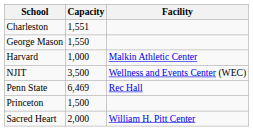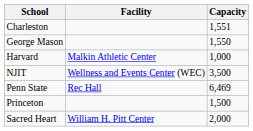columns swapped: (177, 12) <-> (86, 12)
